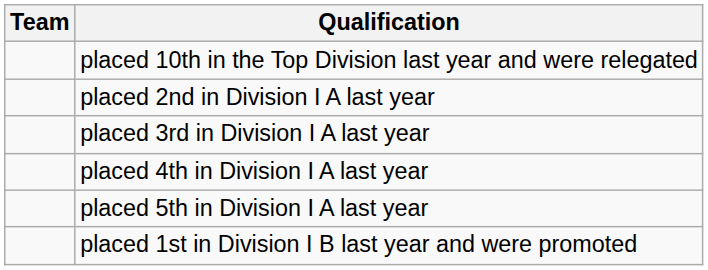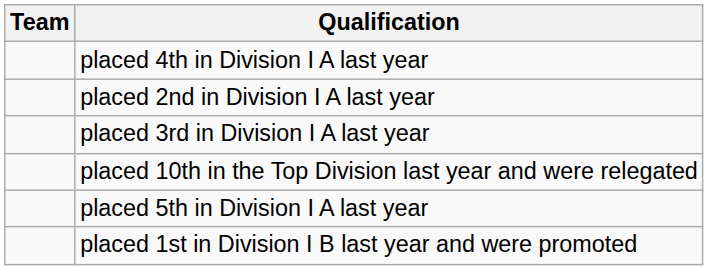rows swapped: (389, 60) <-> (254, 171)
